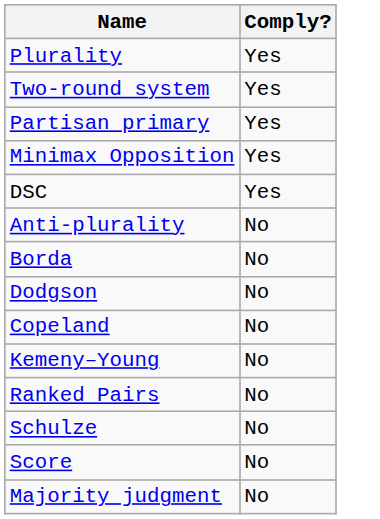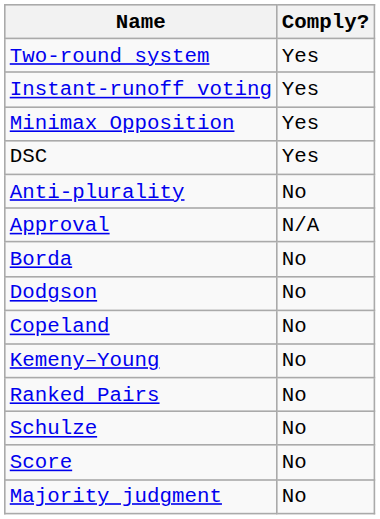- row: (66, 56)
- row: (110, 123)
+ row: (141, 90)
+ row: (60, 225)
